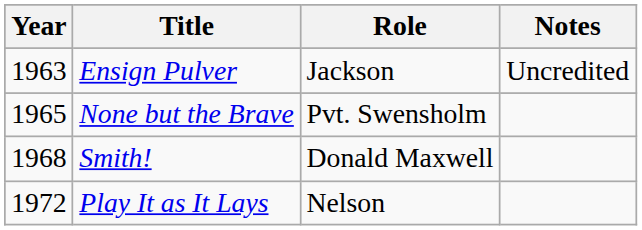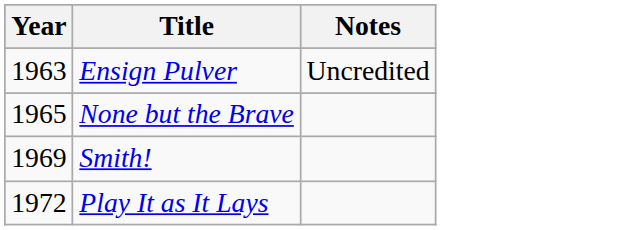- column: (400, 26)
(39, 158) 1968 -> (39, 158) 1969
